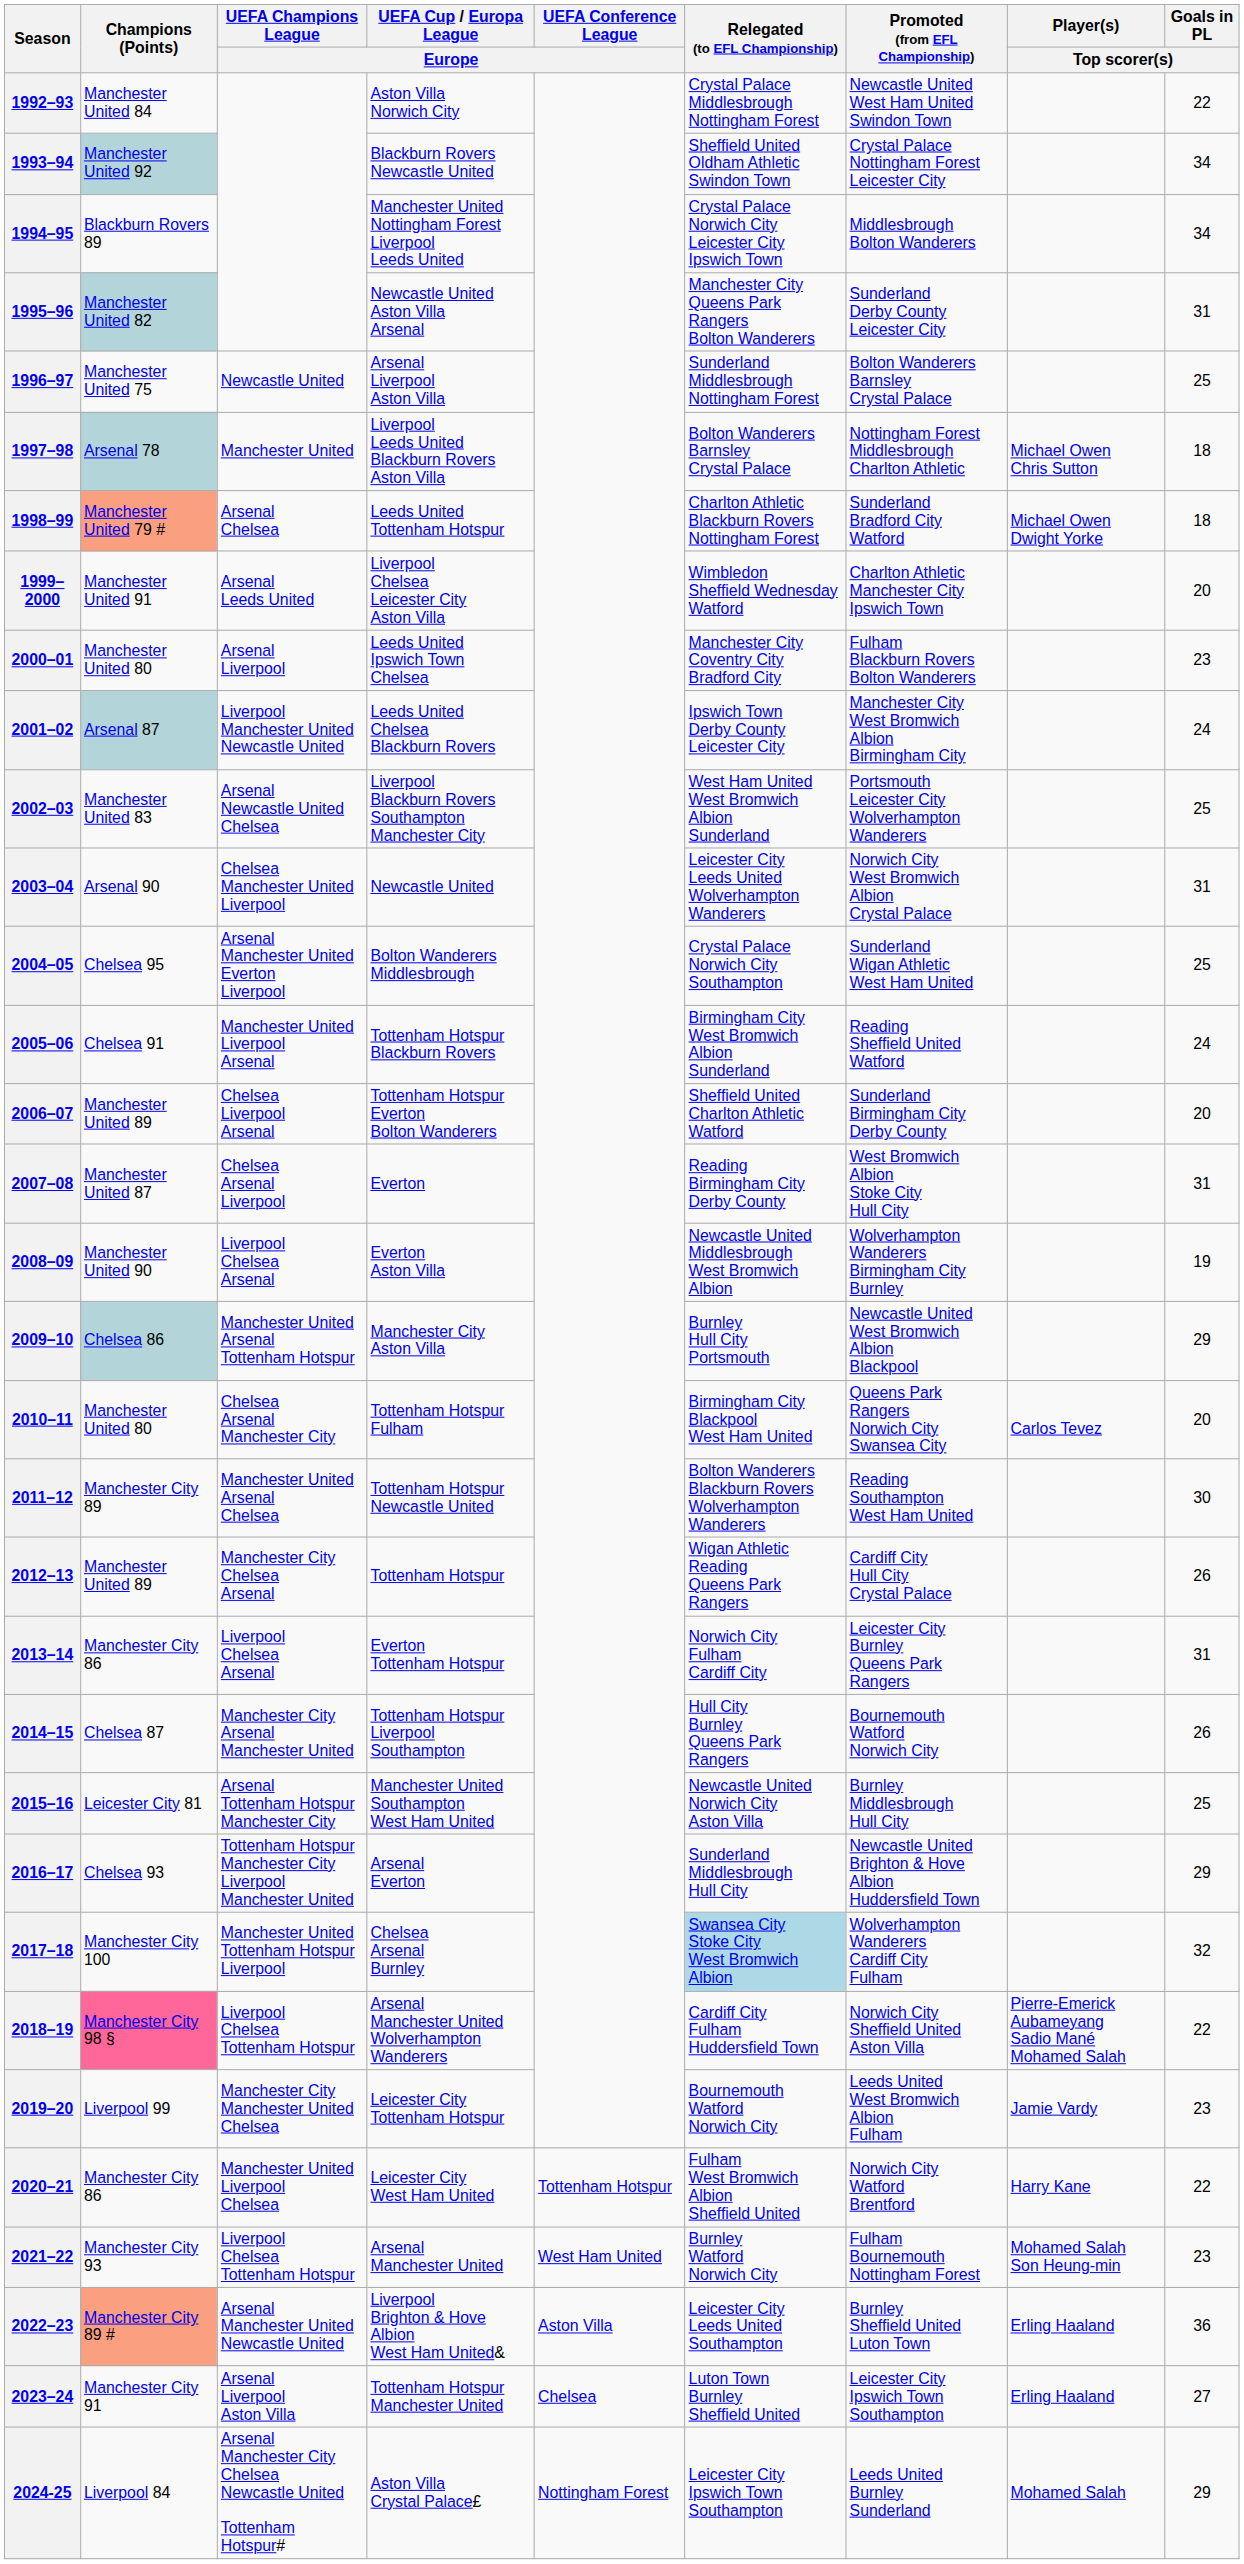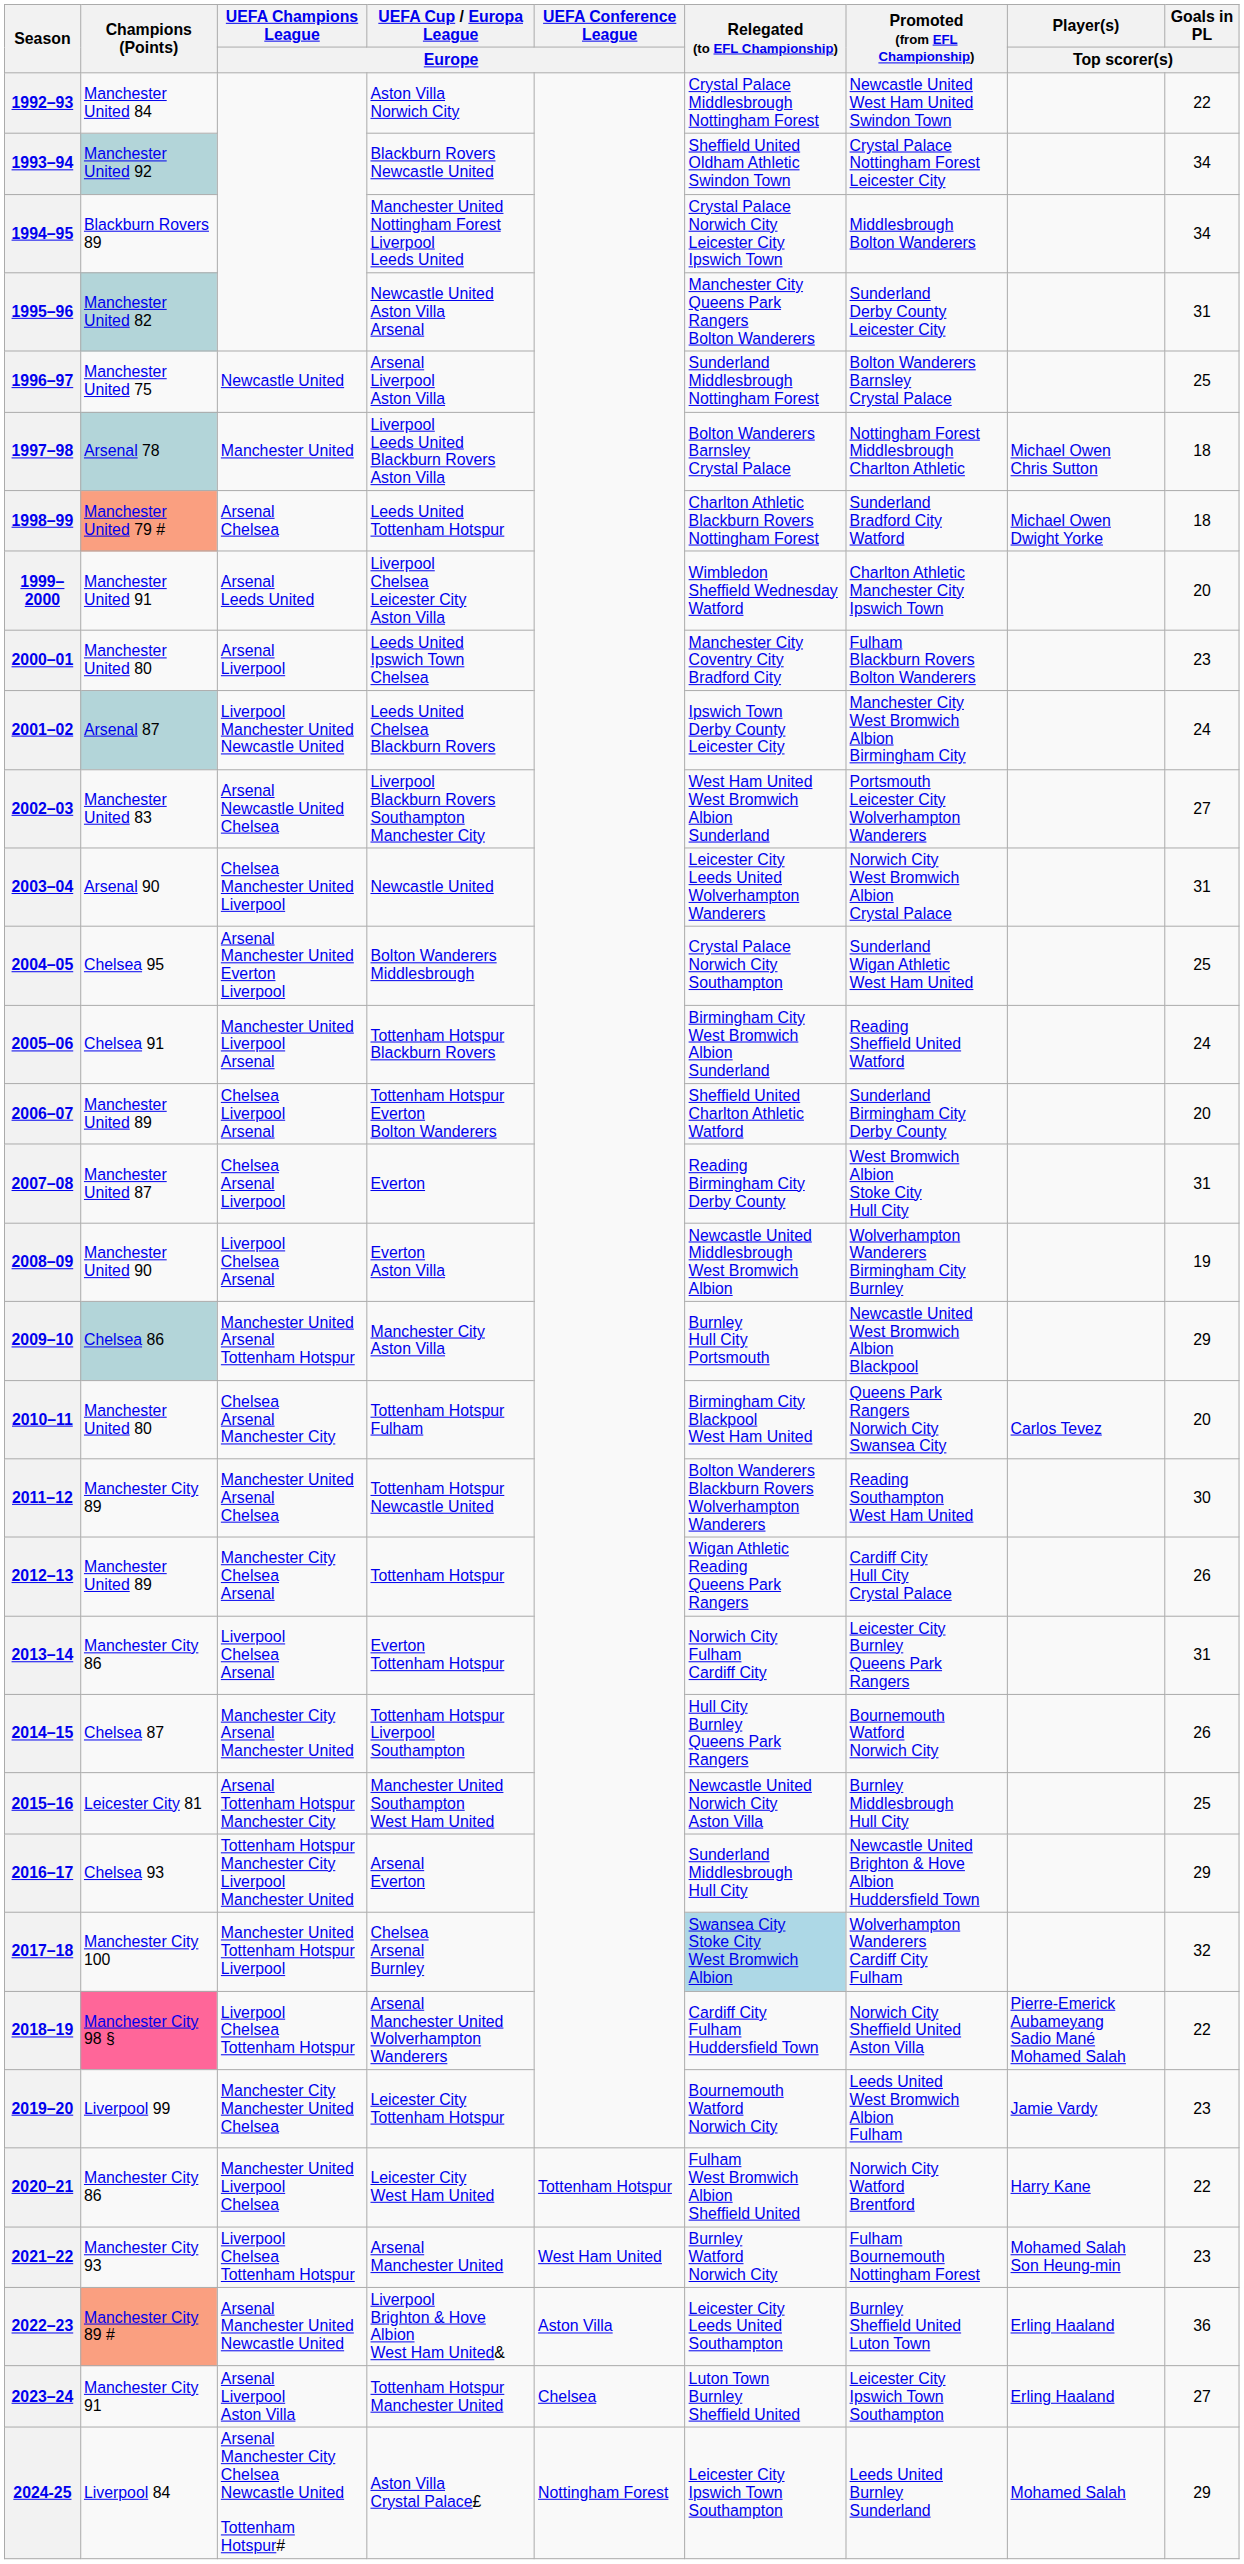(1202, 808) 25 -> (1202, 808) 27
